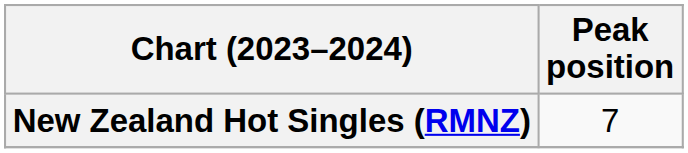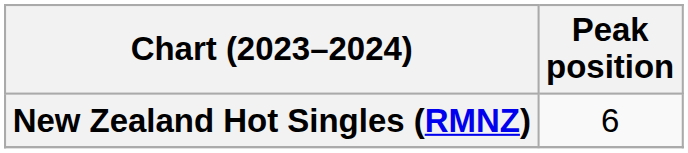(610, 119) 7 -> (610, 119) 6
